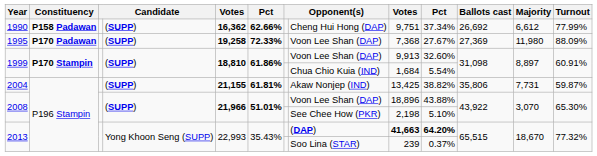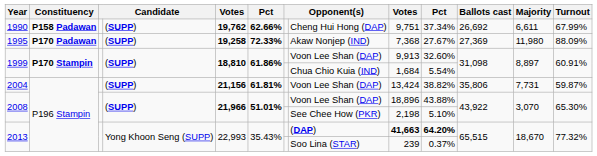(232, 26) 16,362 -> (232, 26) 19,762
(527, 26) 6,612 -> (527, 26) 6,611
(571, 26) 77.99% -> (571, 26) 67.99%
(336, 41) Voon Lee Shan (DAP) -> (330, 41) Akaw Nonjep (IND)
(232, 85) 21,155 -> (232, 85) 21,156
(330, 85) Akaw Nonjep (IND) -> (336, 85) Voon Lee Shan (DAP)
(405, 85) 13,425 -> (405, 85) 13,424
